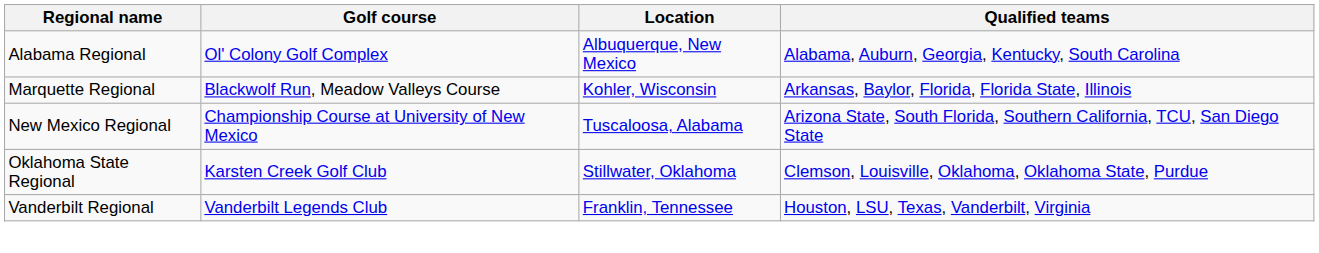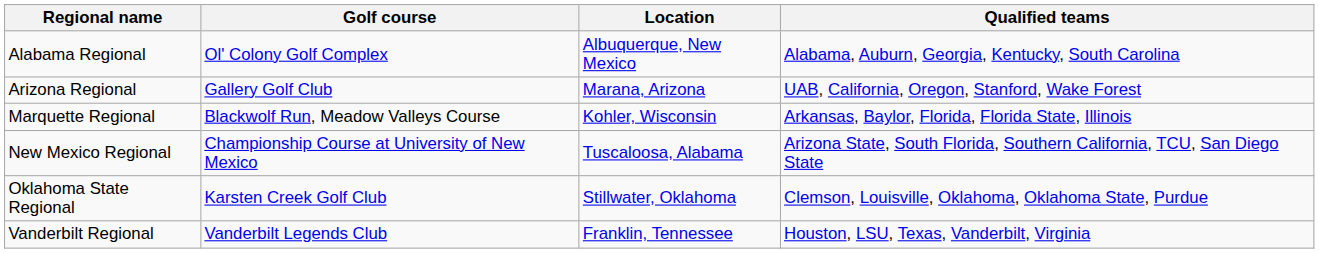+ row: (72, 90)
